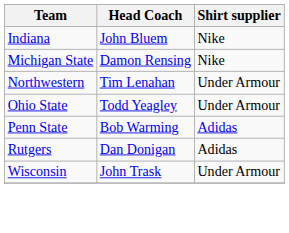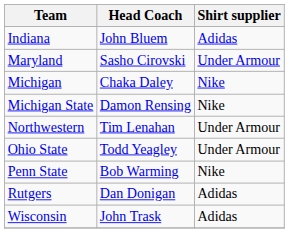(211, 37) Nike -> (217, 37) Adidas
+ row: (35, 60)
+ row: (35, 82)
(217, 127) Adidas -> (211, 171) Nike
(239, 171) Under Armour -> (217, 216) Adidas
